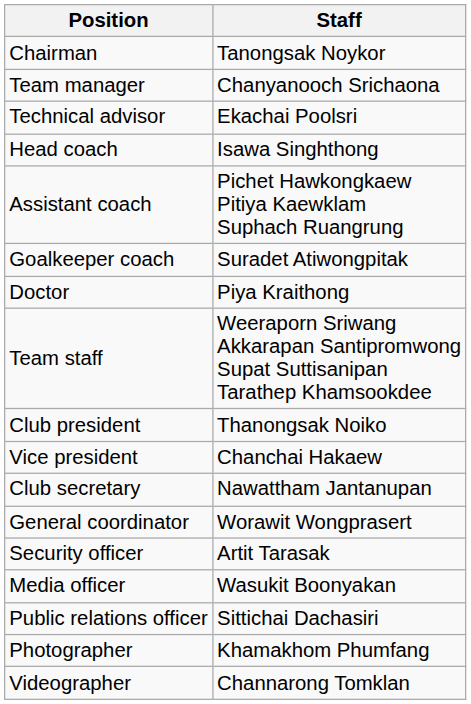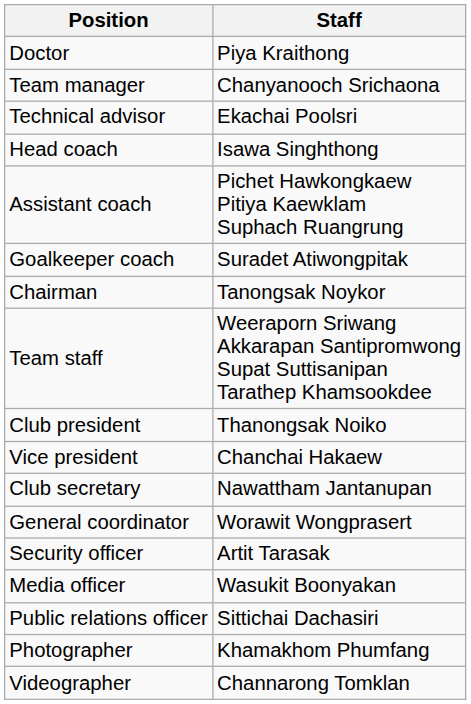rows swapped: (53, 52) <-> (39, 291)
